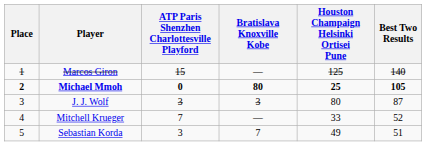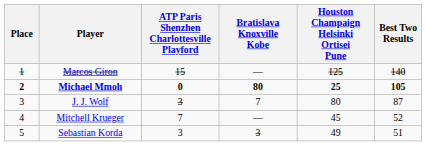(258, 102) 3 -> (258, 102) 7
(336, 118) 33 -> (336, 118) 45
(258, 133) 7 -> (258, 133) 3
